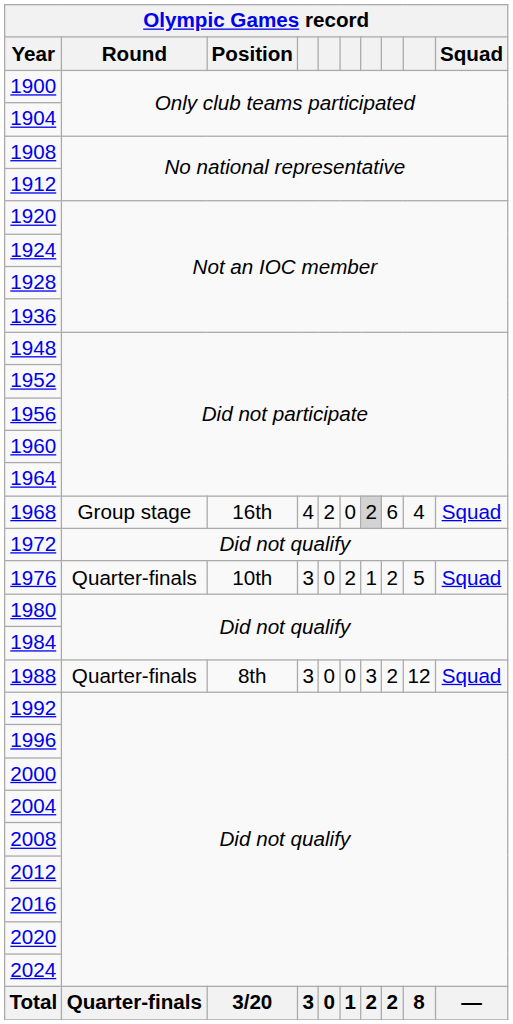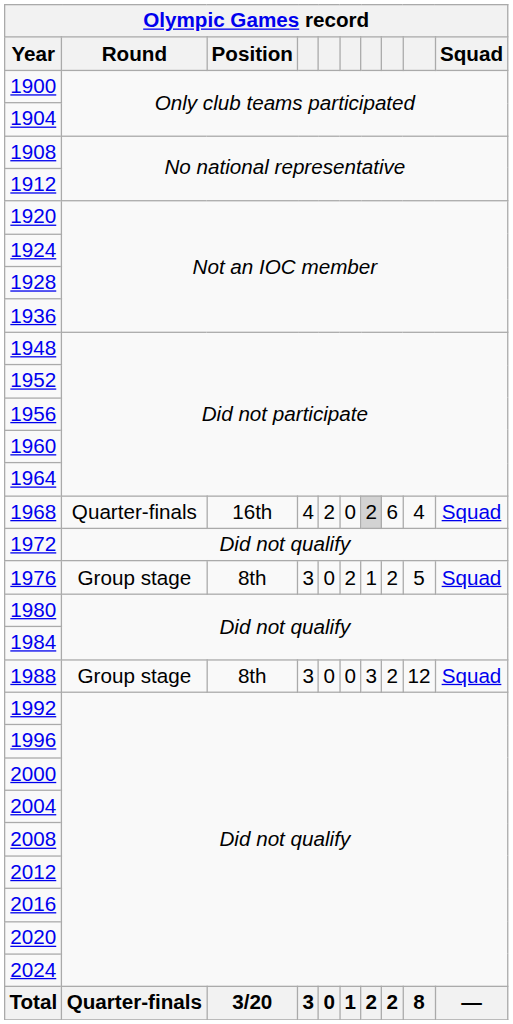(134, 511) Group stage -> (134, 511) Quarter-finals
(134, 577) Quarter-finals -> (134, 577) Group stage
(252, 577) 10th -> (252, 577) 8th
(134, 675) Quarter-finals -> (134, 675) Group stage
